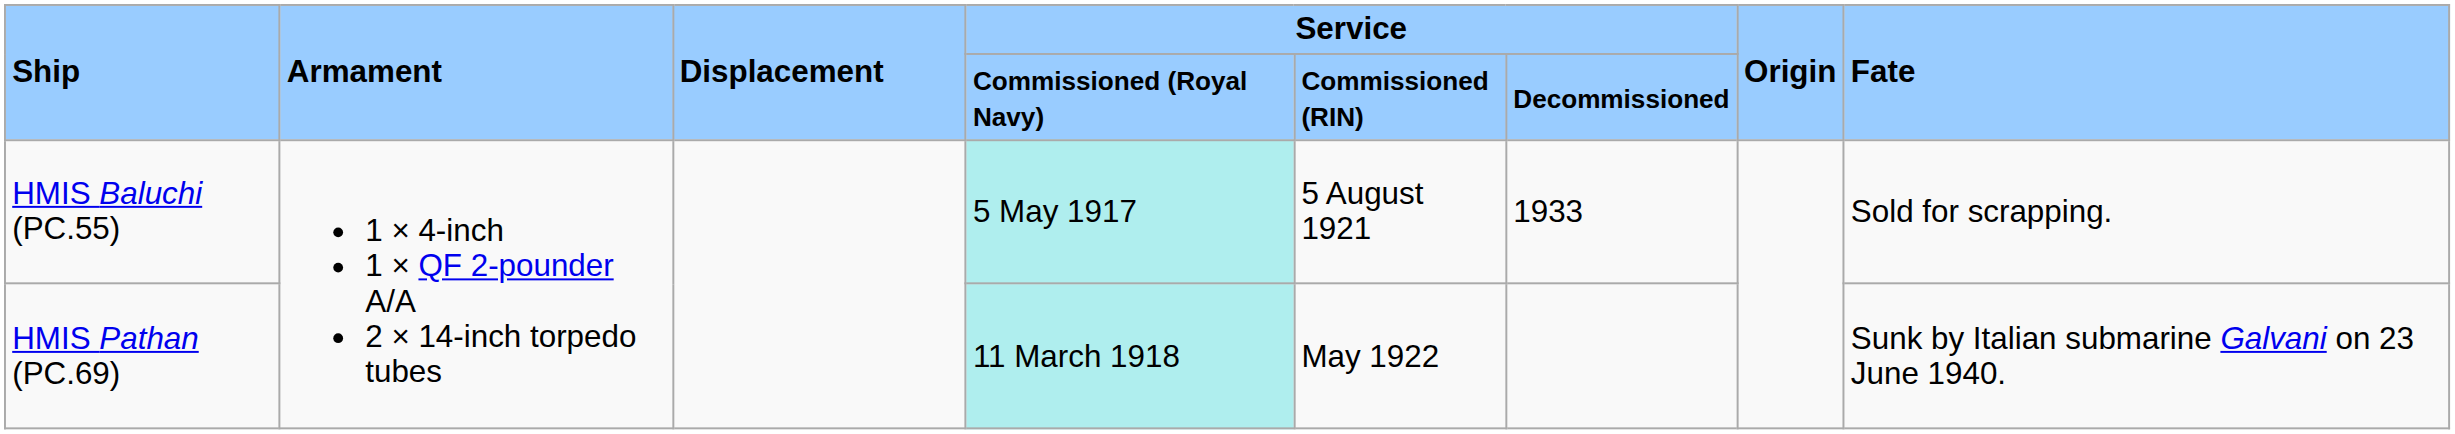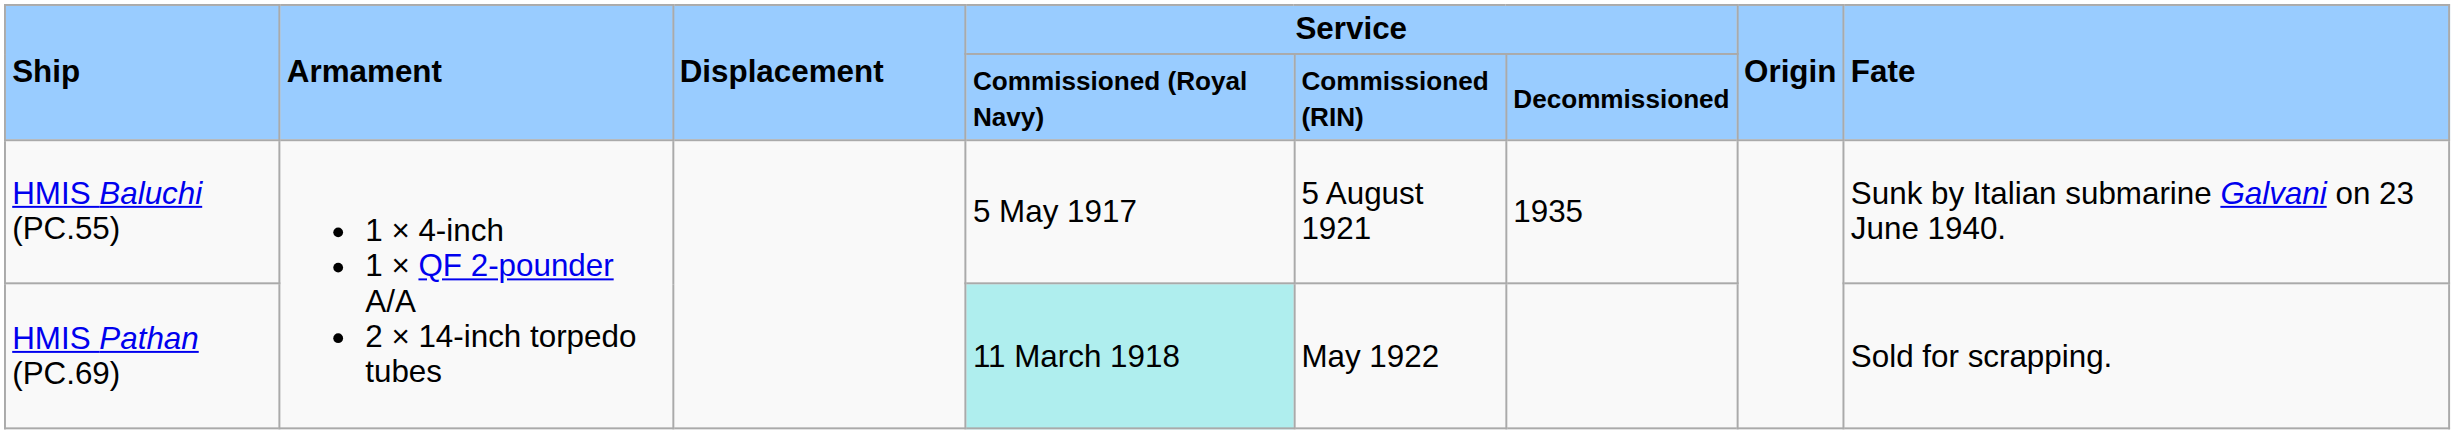(1055, 211) paleturquoise background -> (1055, 211) no background
(1548, 211) 1933 -> (1548, 211) 1935
(1982, 211) Sold for scrapping. -> (2132, 211) Sunk by Italian submarine Galvani on 23 June 1940.
(2132, 355) Sunk by Italian submarine Galvani on 23 June 1940. -> (1982, 355) Sold for scrapping.
